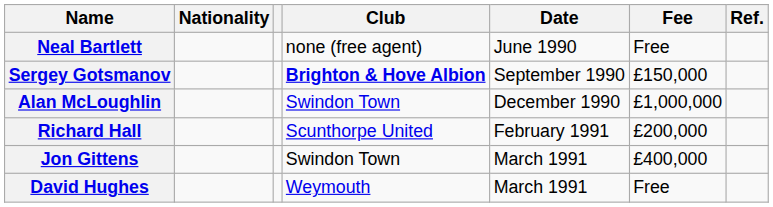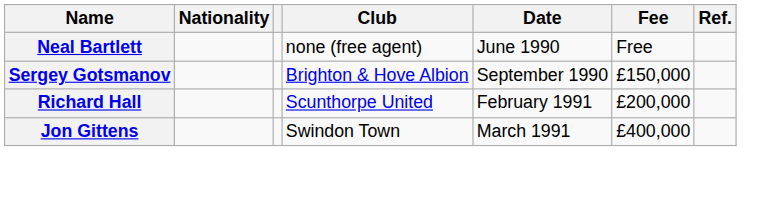(386, 74) bold -> (377, 74) normal
- row: (90, 103)
- row: (90, 187)
